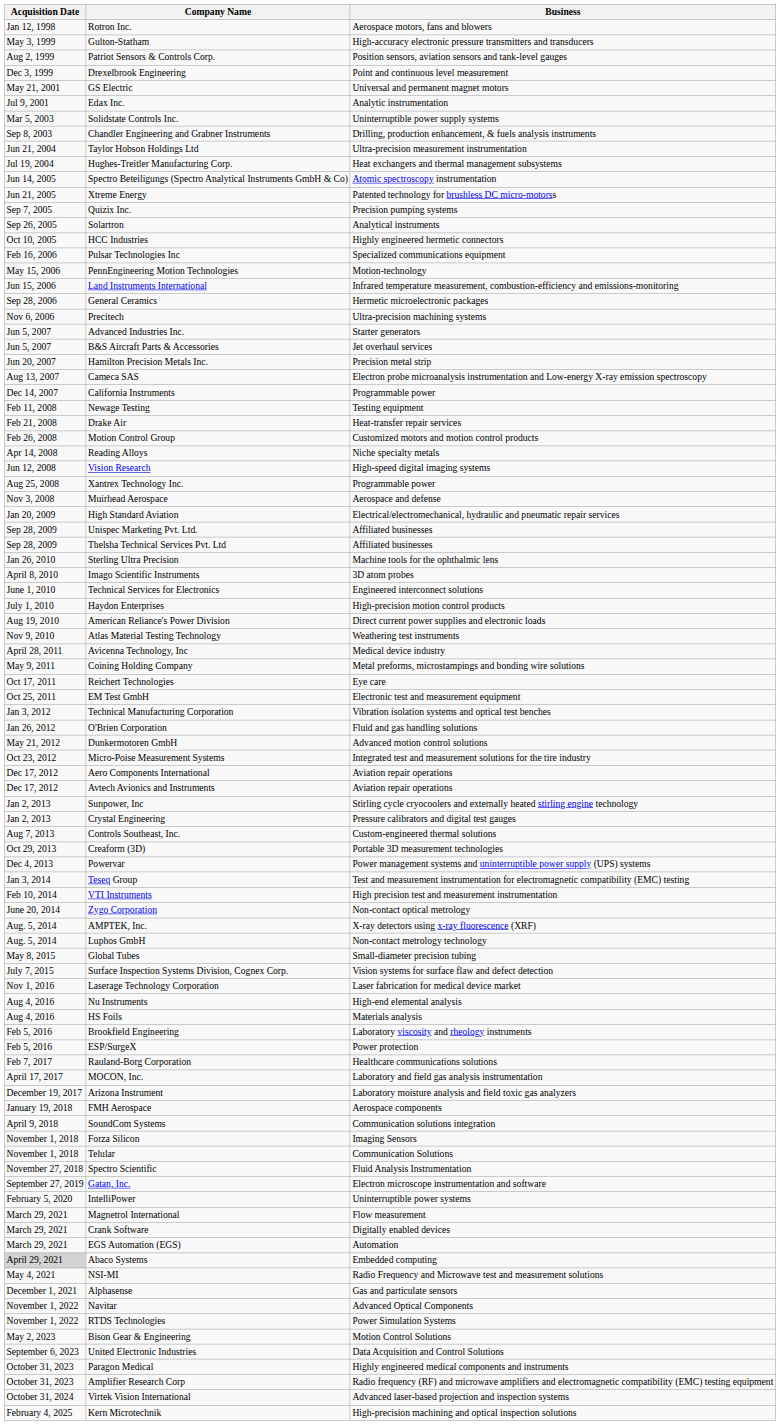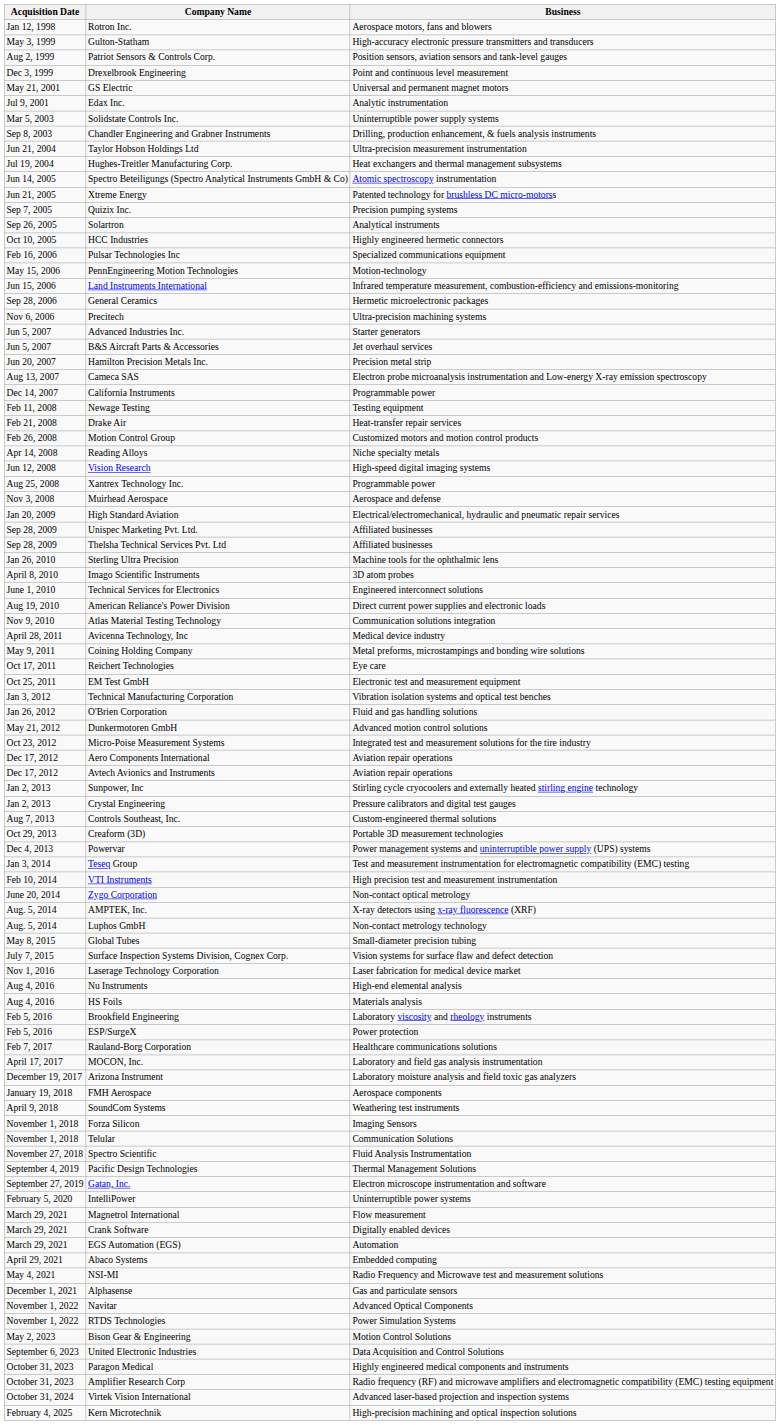- row: (126, 605)
(406, 636) Weathering test instruments -> (424, 621) Communication solutions integration
(424, 1123) Communication solutions integration -> (406, 1108) Weathering test instruments
+ row: (143, 1169)
(35, 1260) lightgrey background -> (35, 1260) no background
